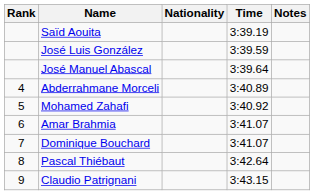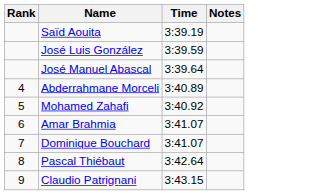- column: (194, 13)
